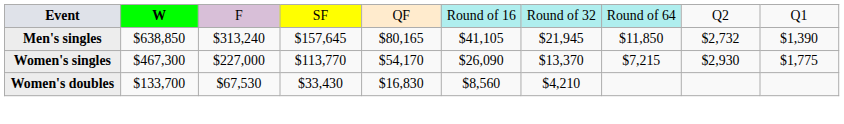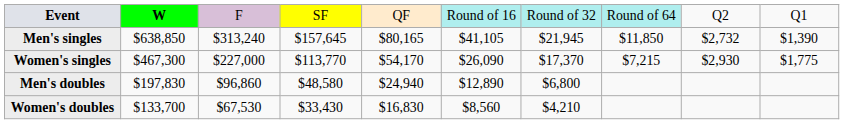(561, 61) $13,370 -> (561, 61) $17,370
+ row: (62, 84)
